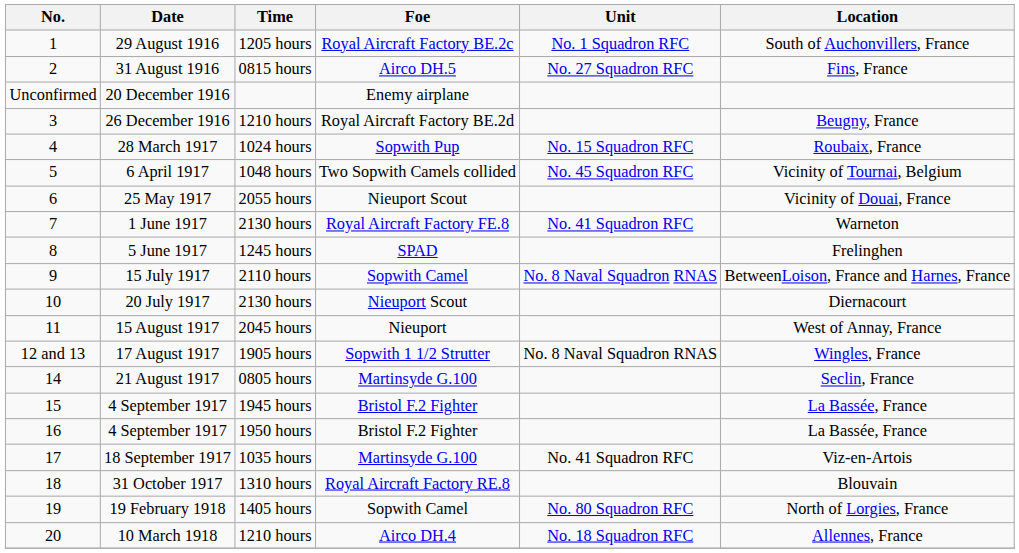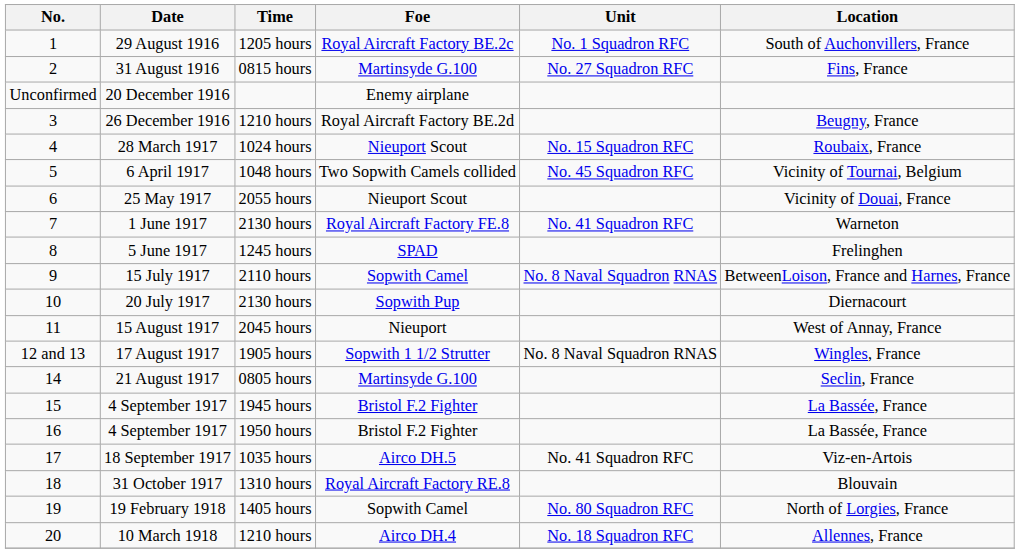(418, 69) Airco DH.5 -> (418, 69) Martinsyde G.100
(418, 146) Sopwith Pup -> (418, 146) Nieuport Scout
(418, 302) Nieuport Scout -> (418, 302) Sopwith Pup
(418, 457) Martinsyde G.100 -> (418, 457) Airco DH.5
